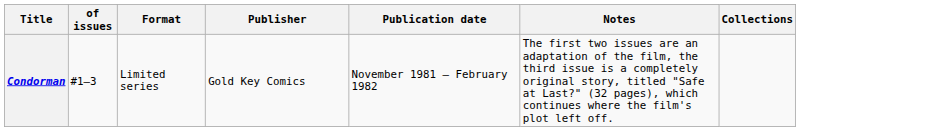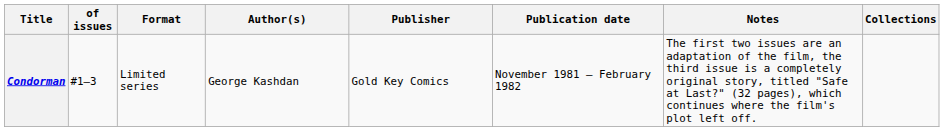+ column: (277, 19)
